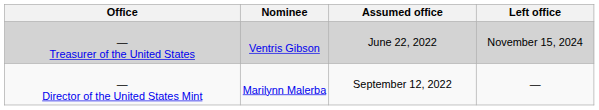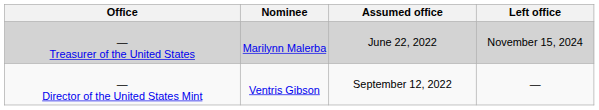(284, 48) Ventris Gibson -> (284, 48) Marilynn Malerba
(284, 90) Marilynn Malerba -> (284, 90) Ventris Gibson
